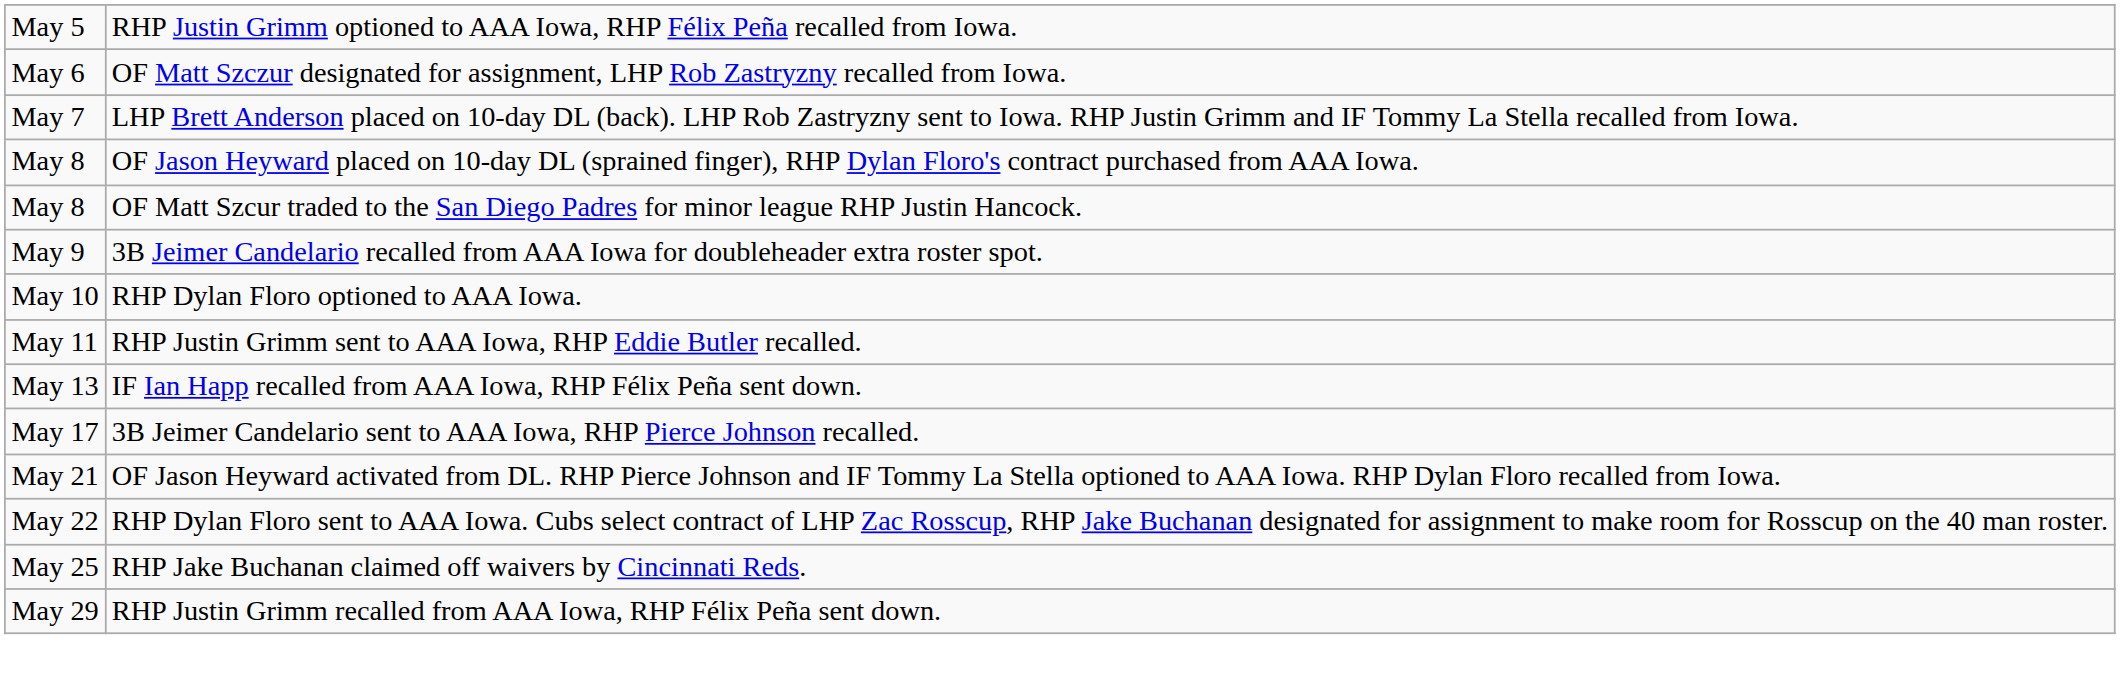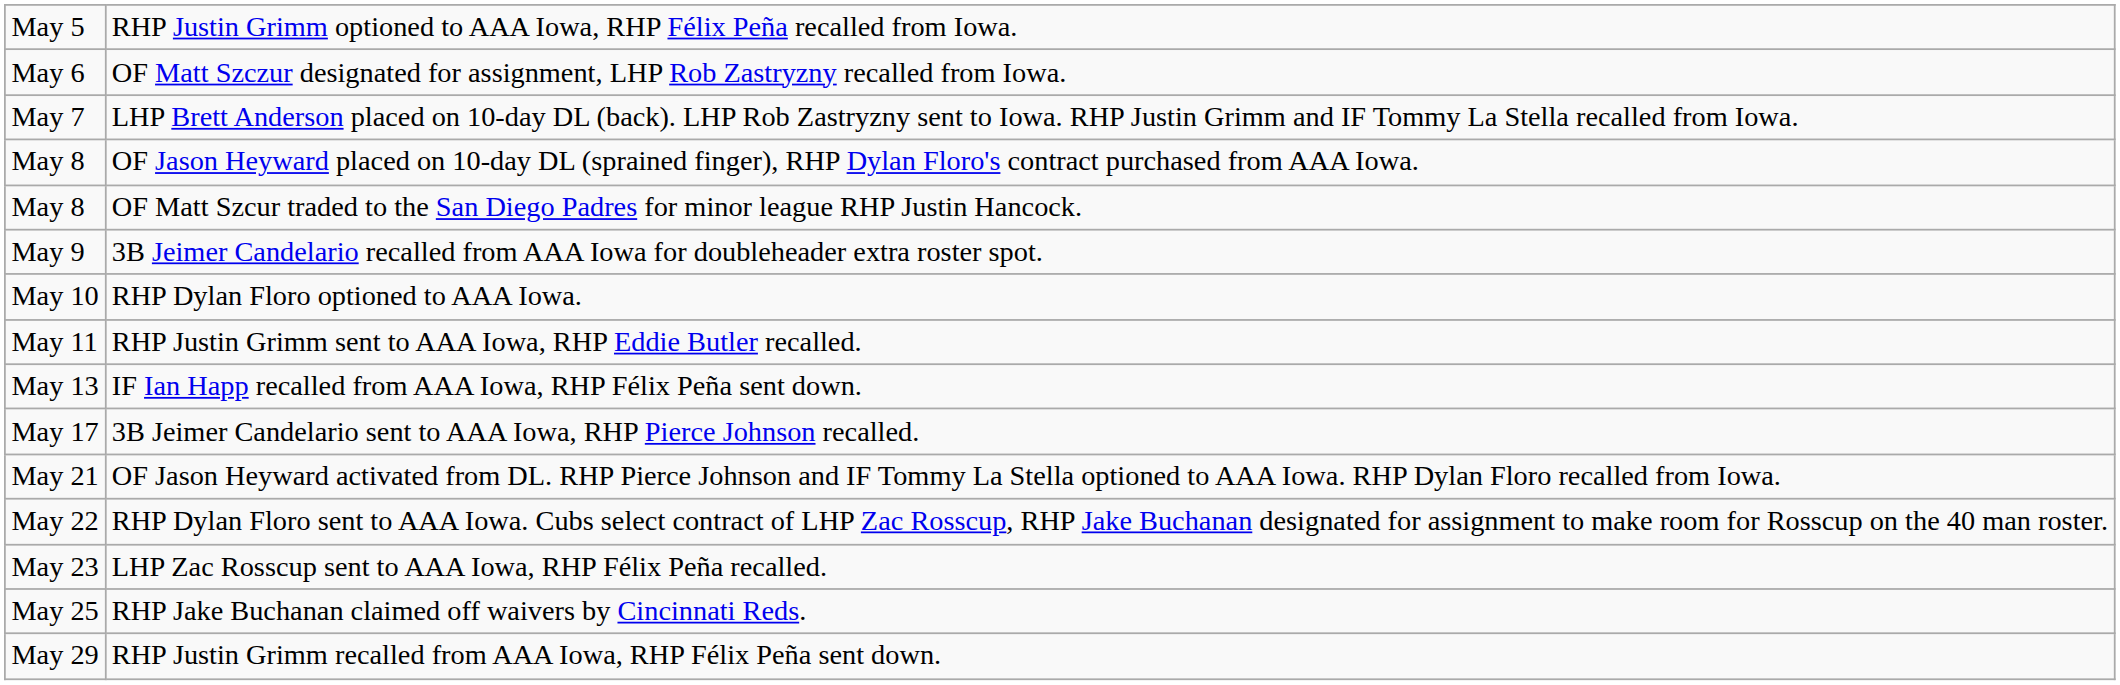+ row: (469, 565)
